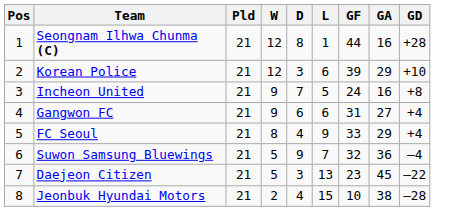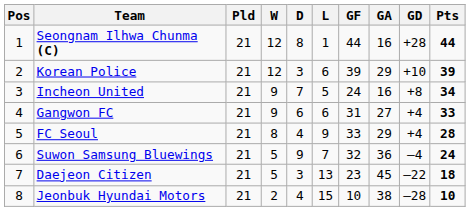+ column: (448, 15)
